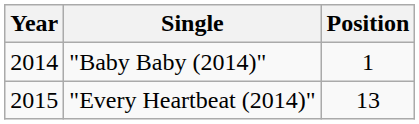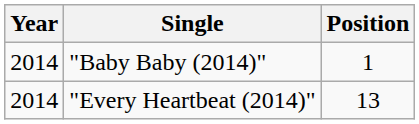(34, 99) 2015 -> (34, 99) 2014
